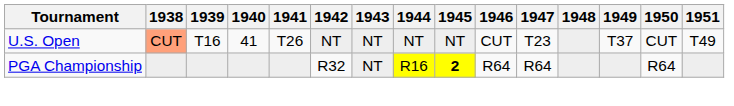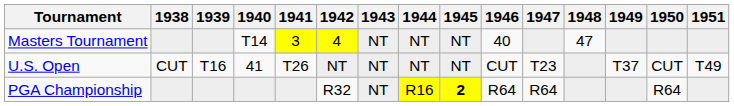+ row: (78, 41)
(166, 41) lightsalmon background -> (172, 65) no background
